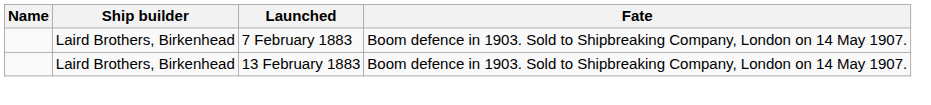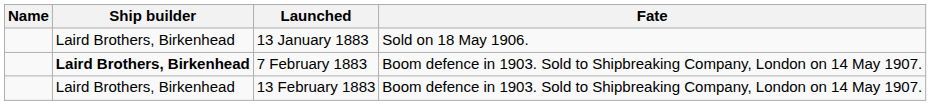+ row: (313, 40)
(145, 40) normal -> (153, 64) bold
